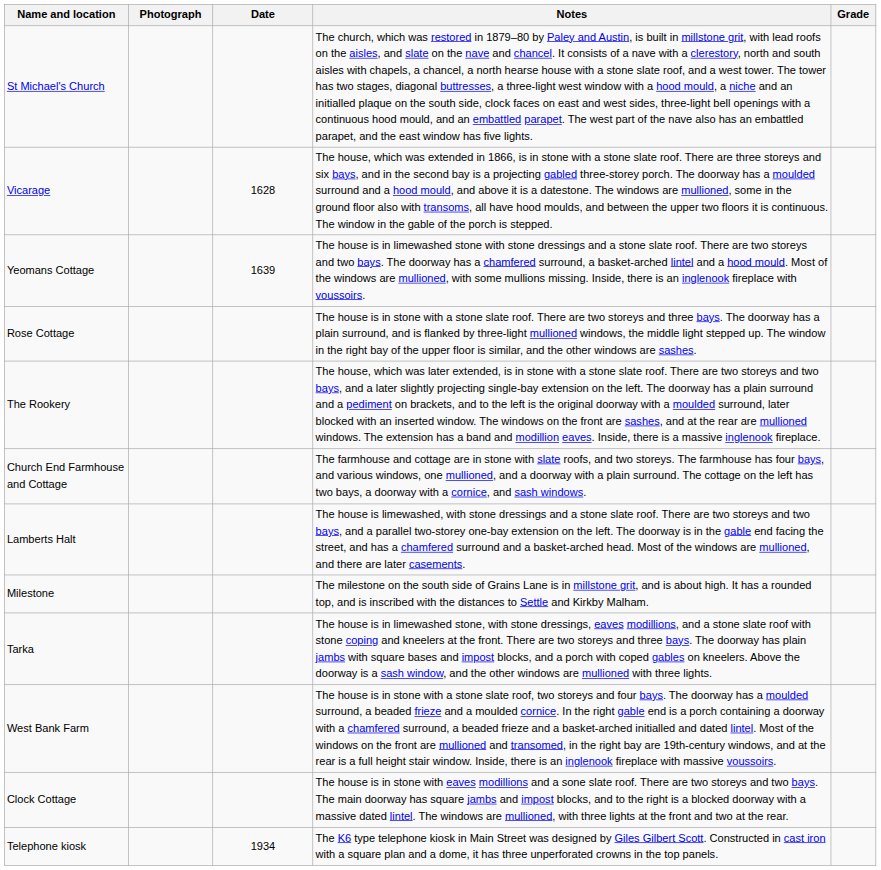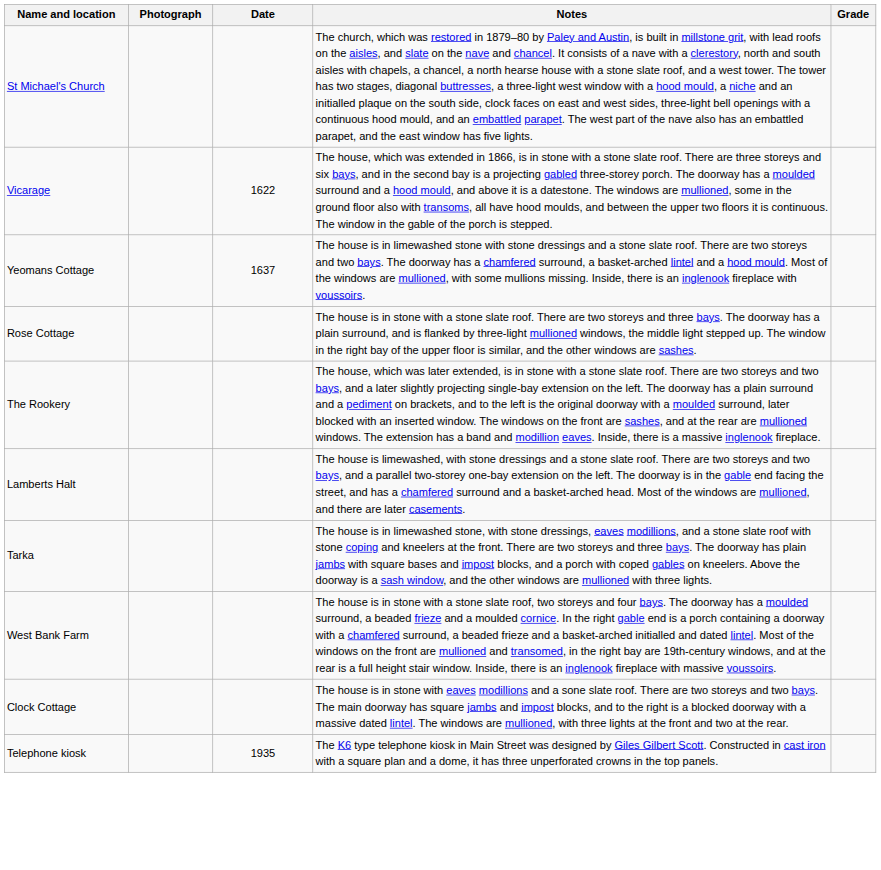(263, 191) 1628 -> (263, 191) 1622
(263, 270) 1639 -> (263, 270) 1637
- row: (65, 476)
- row: (31, 594)
(263, 846) 1934 -> (263, 753) 1935
